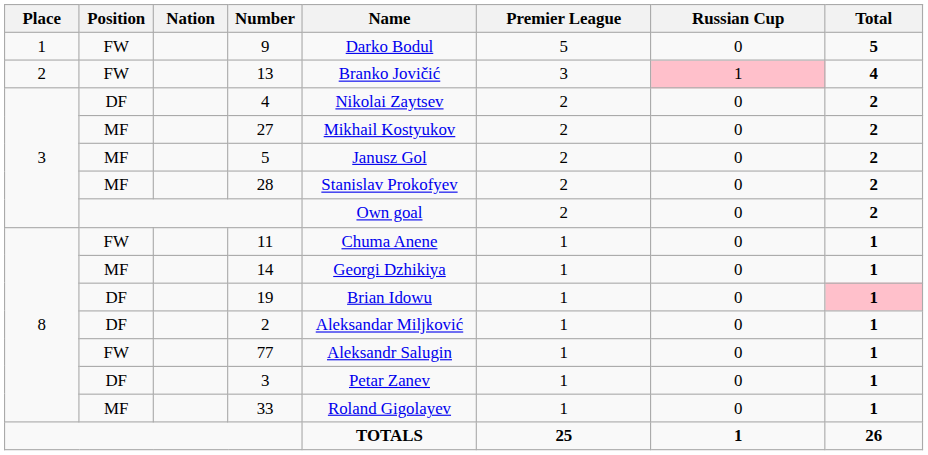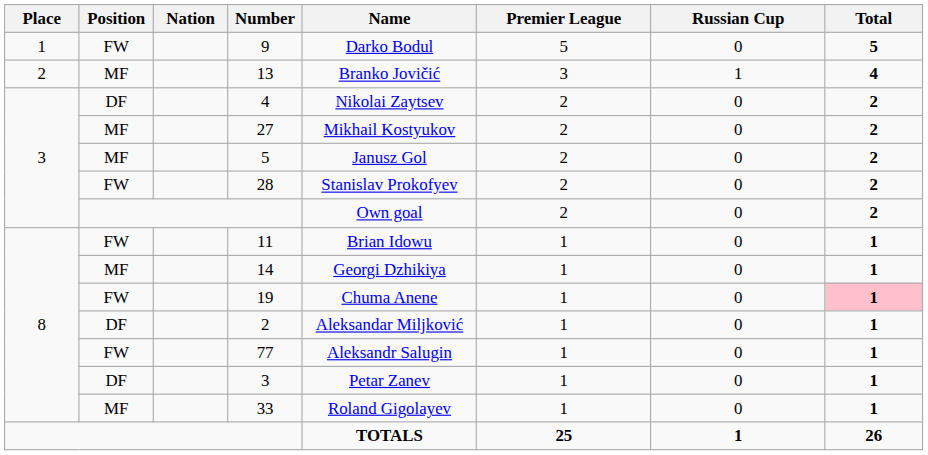(116, 74) FW -> (116, 74) MF
(738, 74) pink background -> (738, 74) no background
(116, 185) MF -> (116, 185) FW
(389, 241) Chuma Anene -> (389, 241) Brian Idowu
(116, 296) DF -> (116, 296) FW
(389, 296) Brian Idowu -> (389, 296) Chuma Anene
